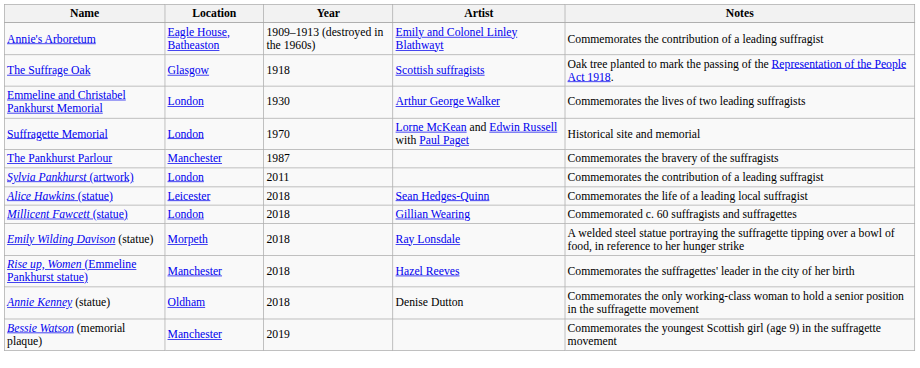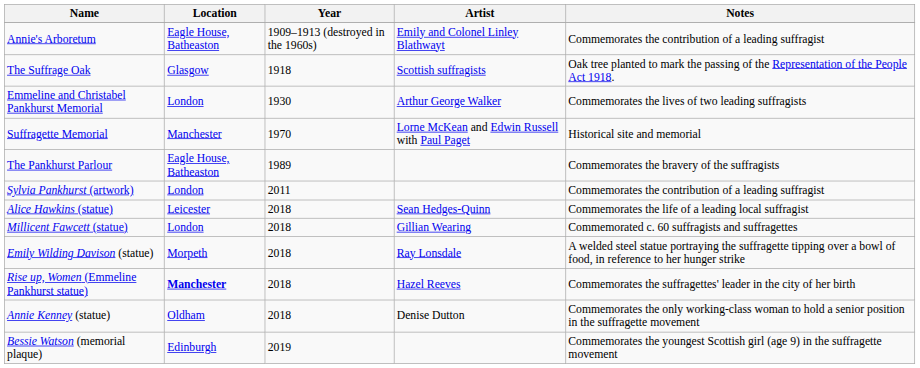(186, 133) London -> (194, 133) Manchester
(195, 158) Manchester -> (198, 165) Eagle House, Batheaston
(278, 158) 1987 -> (279, 165) 1989
(195, 271) normal -> (197, 284) bold
(195, 334) Manchester -> (192, 347) Edinburgh
